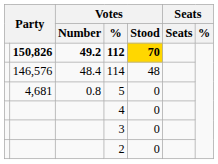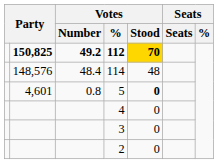(33, 52) 150,826 -> (33, 52) 150,825
(33, 71) 146,576 -> (33, 71) 148,576
(39, 91) 4,681 -> (39, 91) 4,601
(157, 91) normal -> (157, 91) bold
